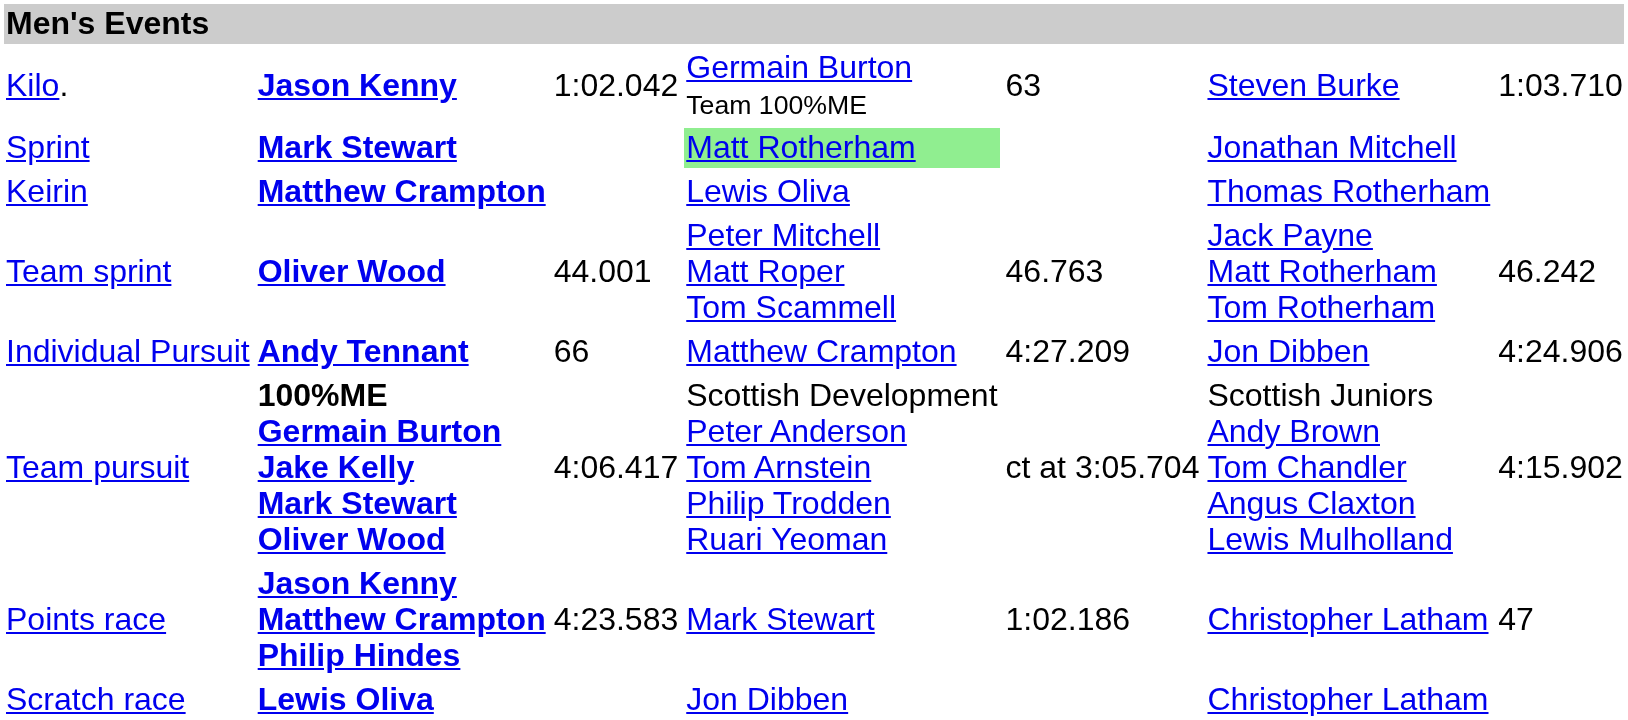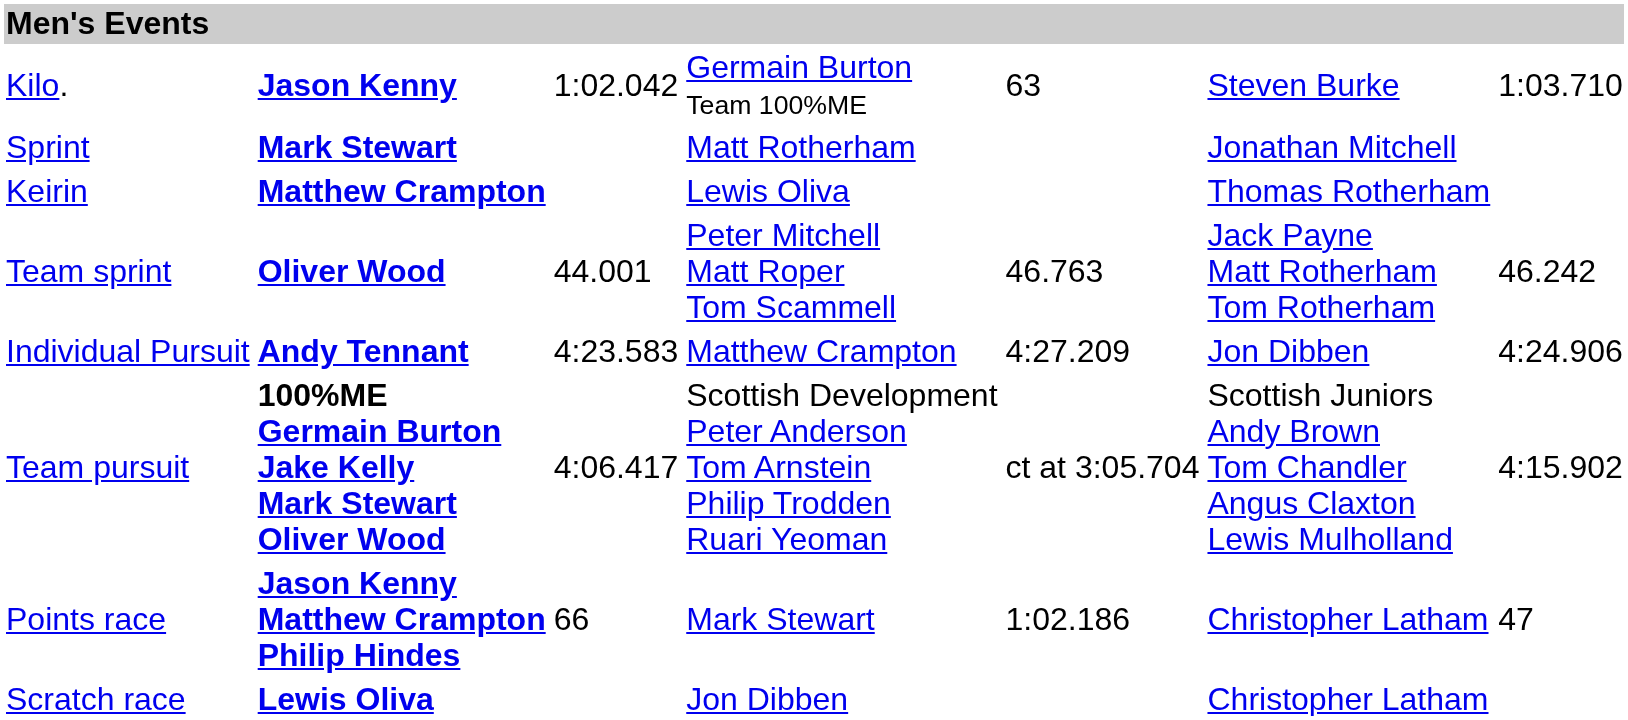(801, 147) lightgreen background -> (801, 147) no background
(571, 351) 66 -> (616, 351) 4:23.583
(616, 619) 4:23.583 -> (571, 619) 66
